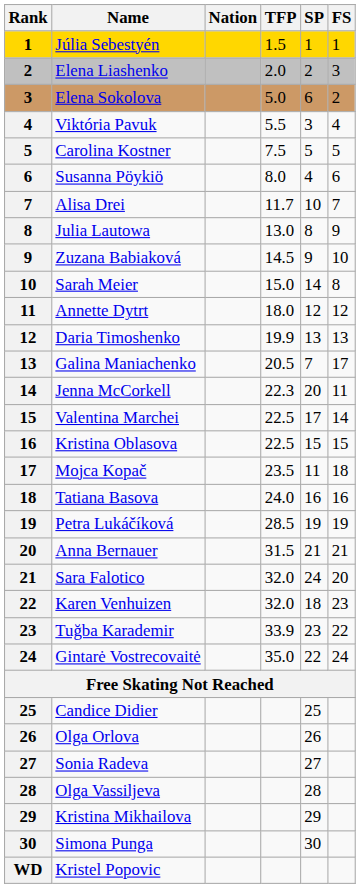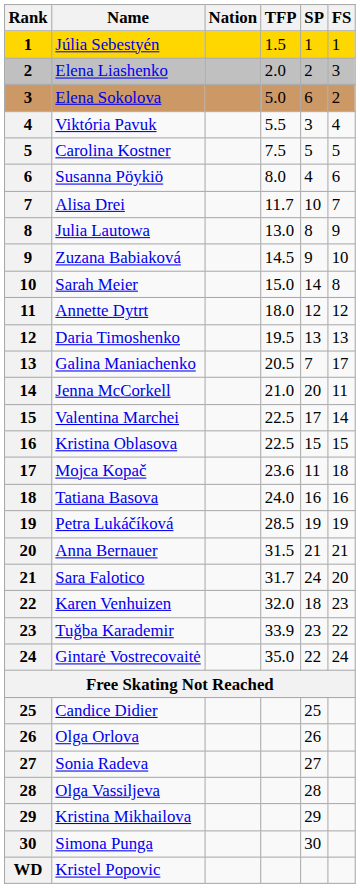(280, 337) 19.9 -> (280, 337) 19.5
(280, 390) 22.3 -> (280, 390) 21.0
(280, 470) 23.5 -> (280, 470) 23.6
(280, 577) 32.0 -> (280, 577) 31.7
